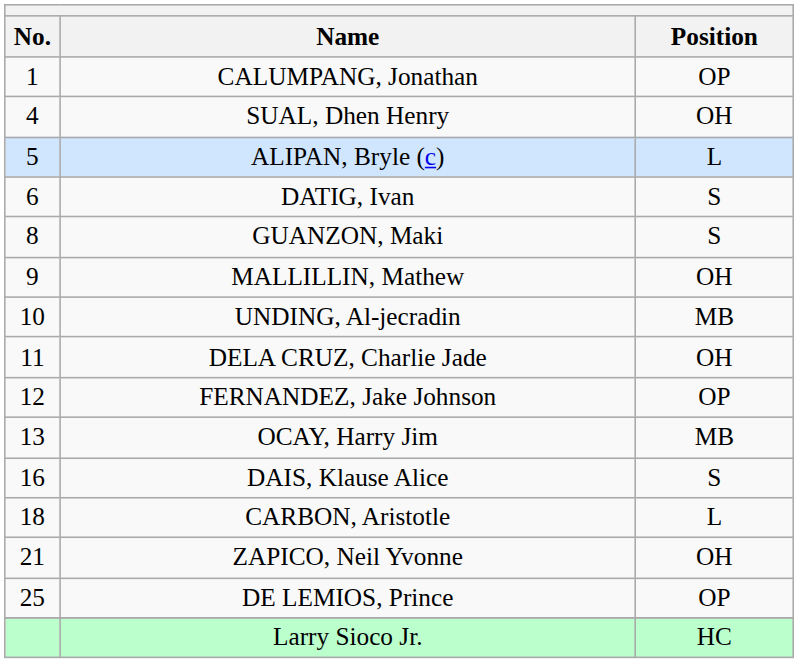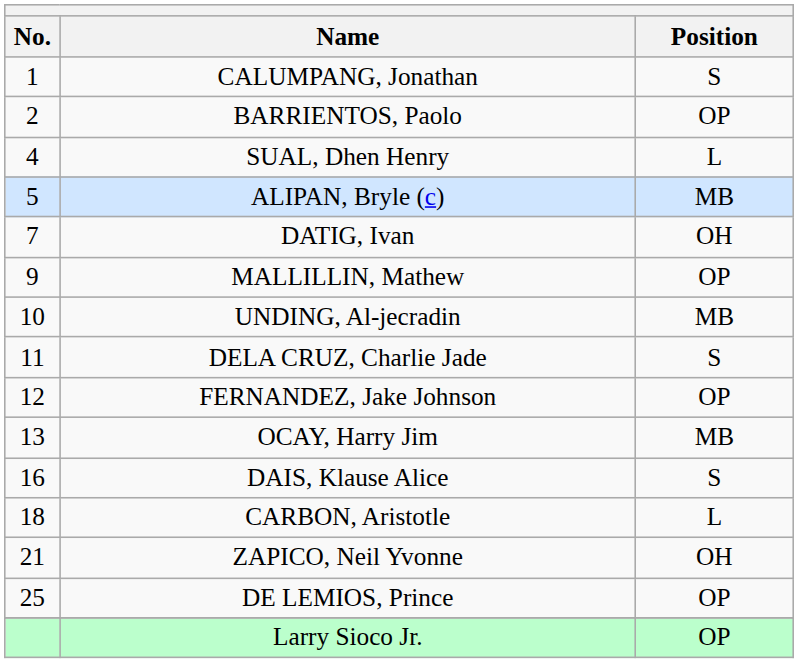(714, 76) OP -> (714, 76) S
+ row: (348, 116)
(714, 116) OH -> (714, 156) L
(714, 156) L -> (714, 196) MB
(32, 196) 6 -> (32, 236) 7
(714, 196) S -> (714, 236) OH
- row: (348, 236)
(714, 276) OH -> (714, 276) OP
(714, 356) OH -> (714, 356) S
(714, 637) HC -> (714, 637) OP
